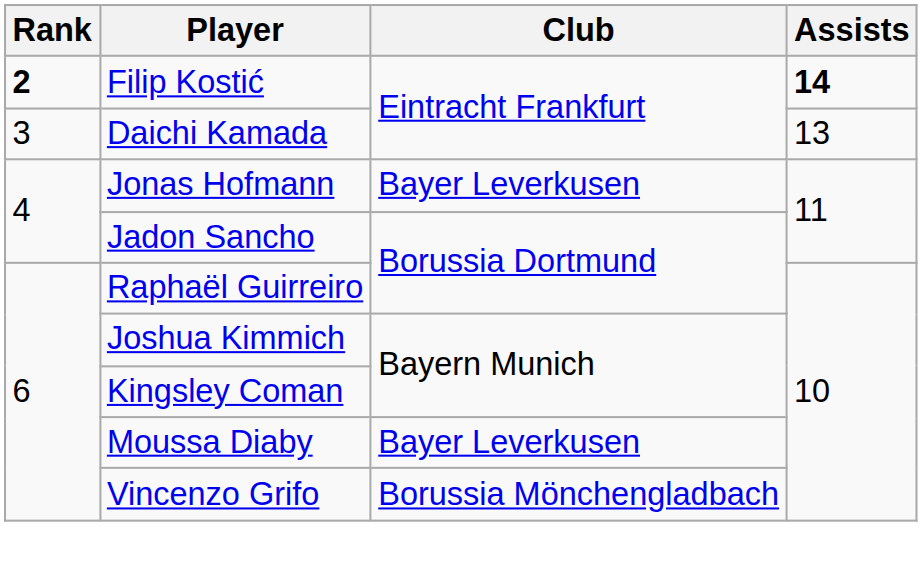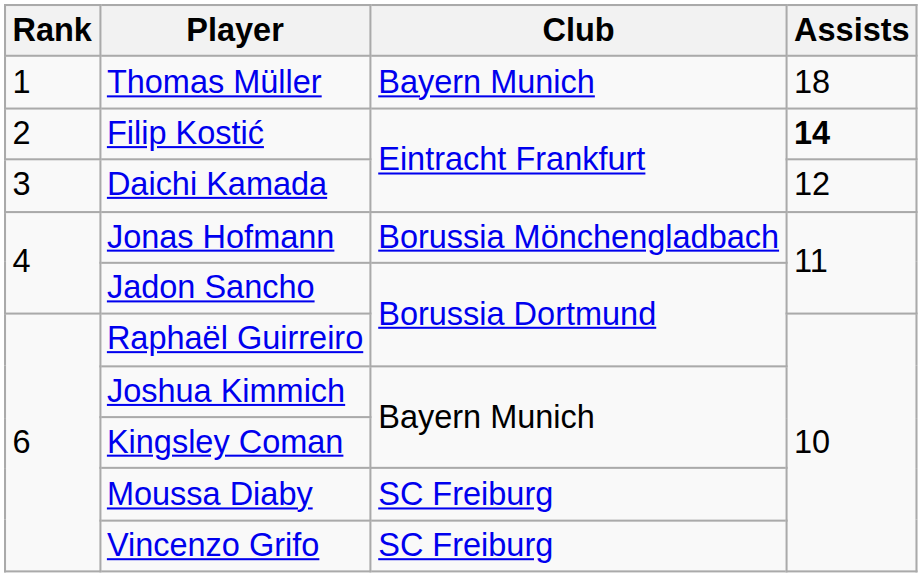+ row: (214, 81)
(22, 81) bold -> (22, 133) normal
(812, 133) 13 -> (812, 184) 12
(509, 184) Bayer Leverkusen -> (579, 236) Borussia Mönchengladbach
(509, 442) Bayer Leverkusen -> (466, 493) SC Freiburg
(579, 493) Borussia Mönchengladbach -> (466, 545) SC Freiburg
